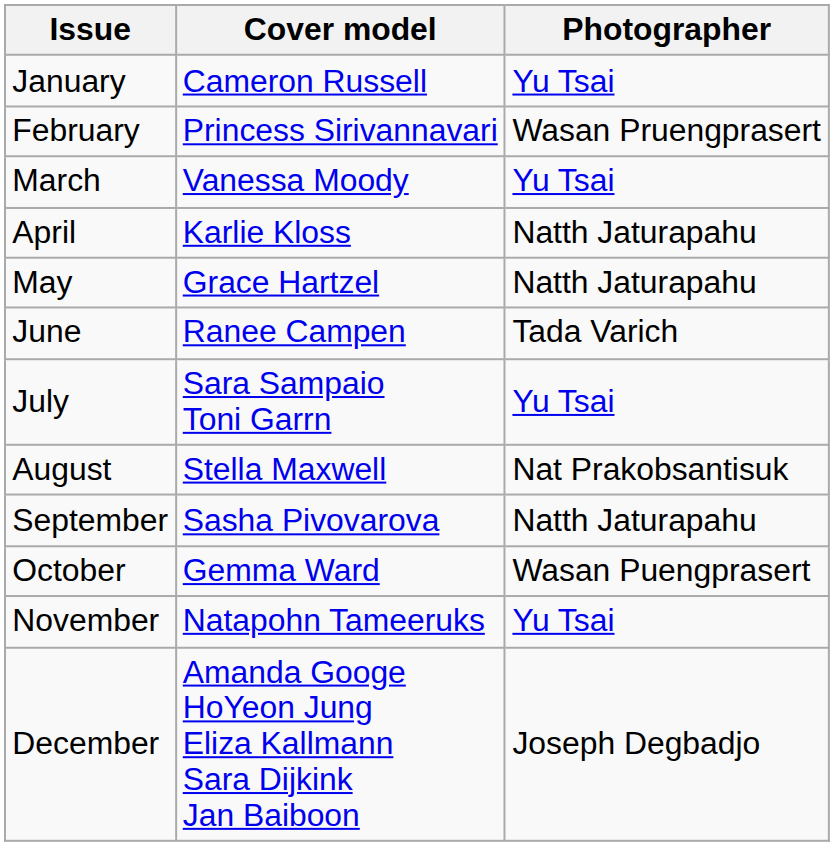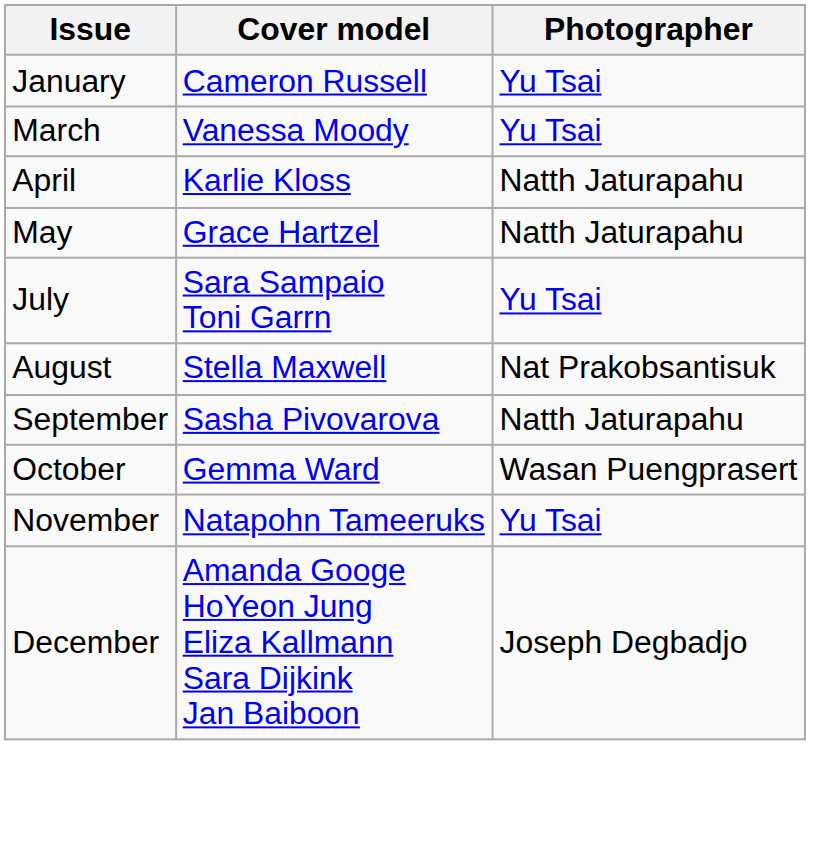- row: (76, 130)
- row: (47, 332)
